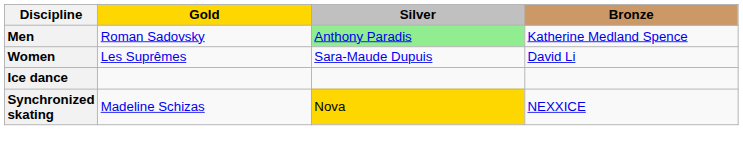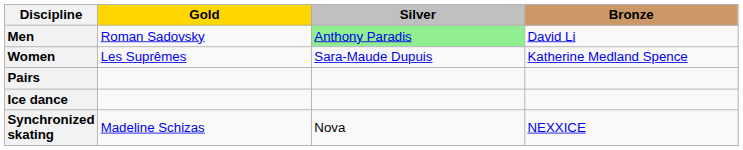(608, 36) Katherine Medland Spence -> (551, 36) David Li
(551, 57) David Li -> (608, 57) Katherine Medland Spence
+ row: (24, 78)
(330, 106) gold background -> (330, 127) no background
